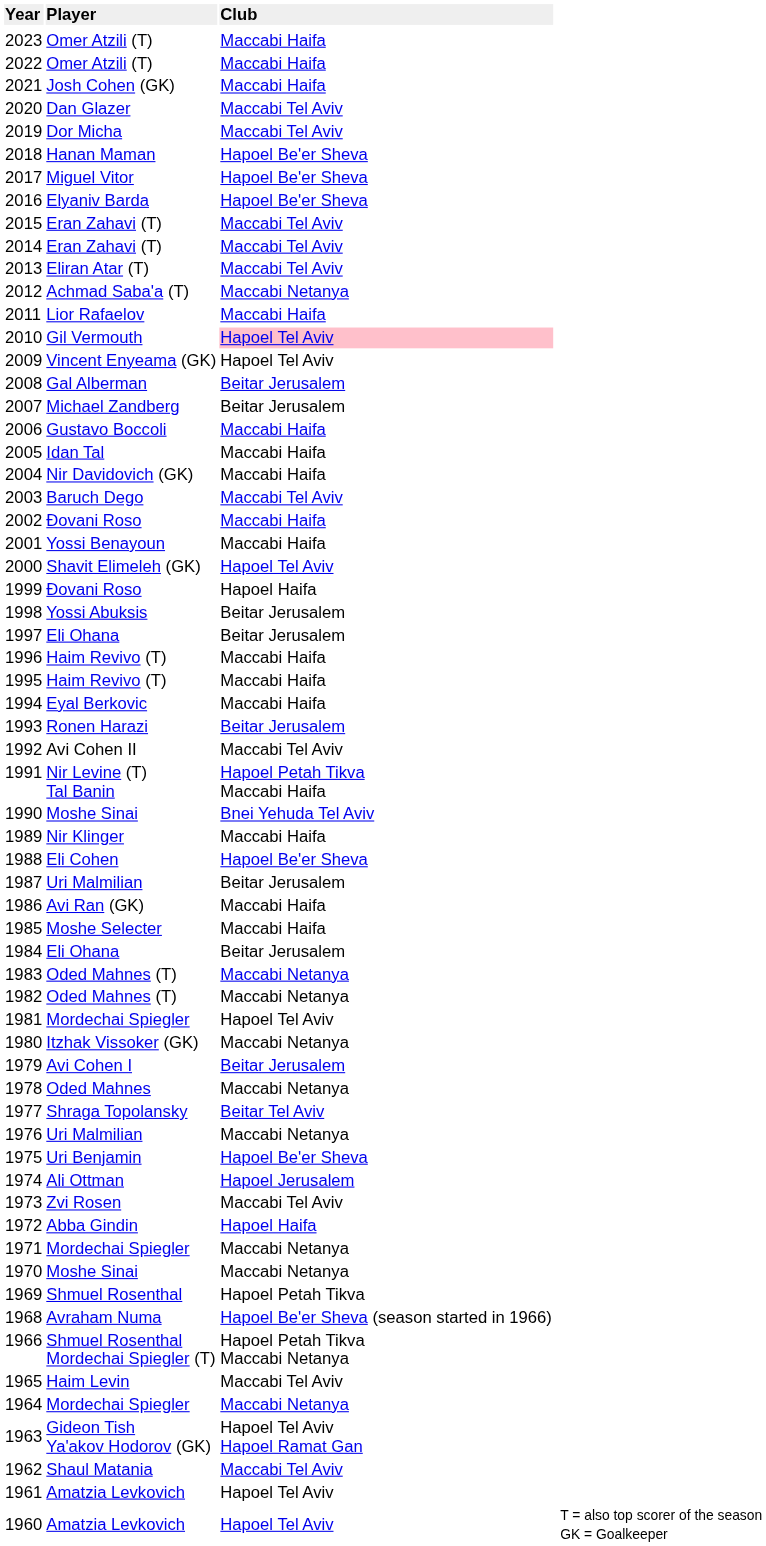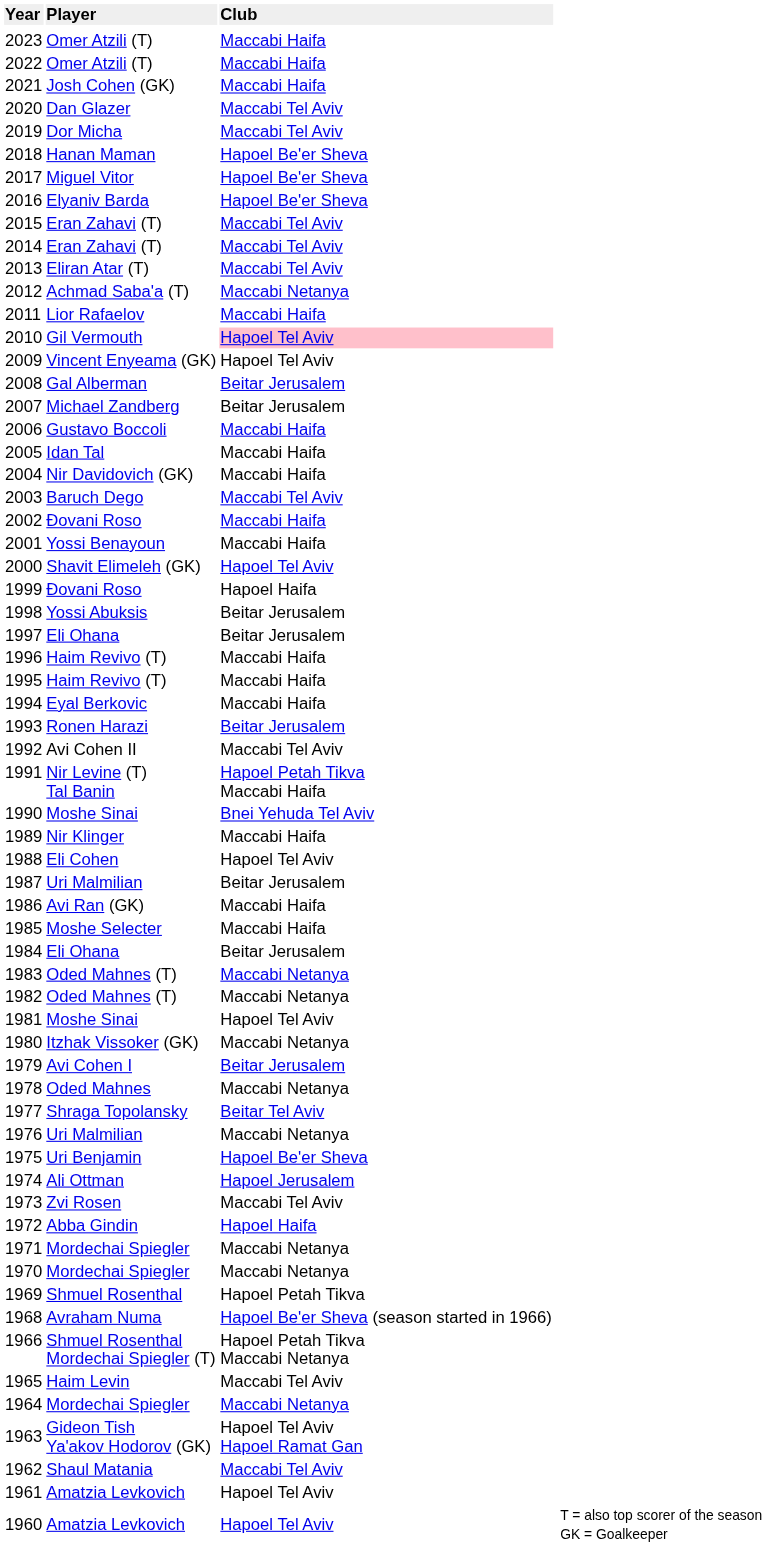(294, 859) Hapoel Be'er Sheva -> (277, 859) Hapoel Tel Aviv
(118, 1020) Mordechai Spiegler -> (92, 1020) Moshe Sinai
(92, 1271) Moshe Sinai -> (118, 1271) Mordechai Spiegler
